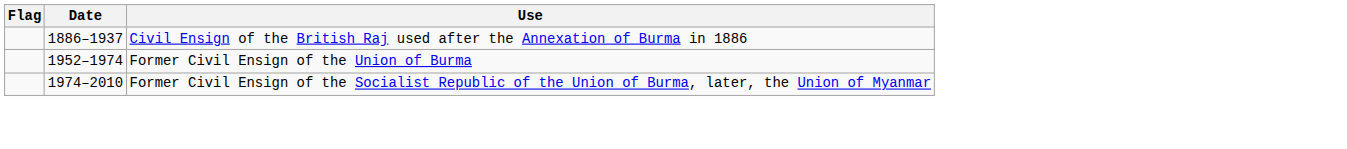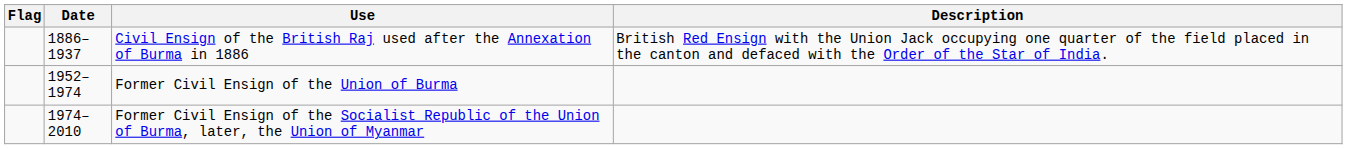+ column: (977, 16)
